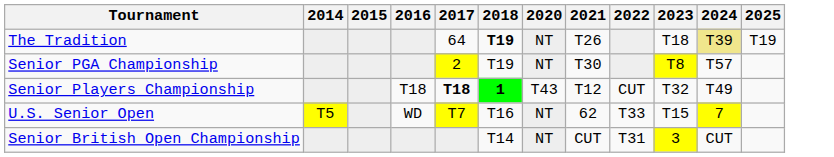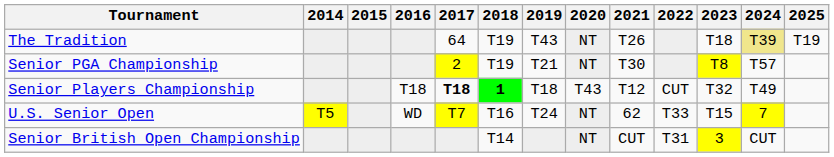+ column: (544, 17)
(500, 42) bold -> (500, 42) normal
